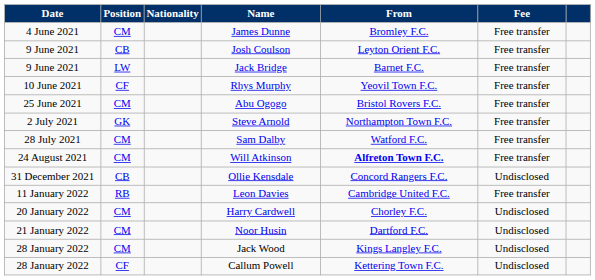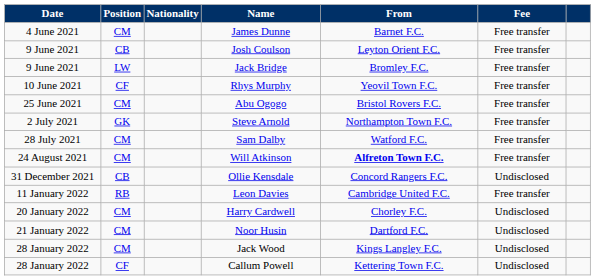(399, 31) Bromley F.C. -> (399, 31) Barnet F.C.
(399, 68) Barnet F.C. -> (399, 68) Bromley F.C.
